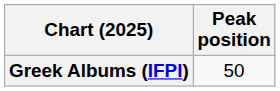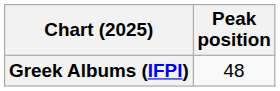(234, 70) 50 -> (234, 70) 48
